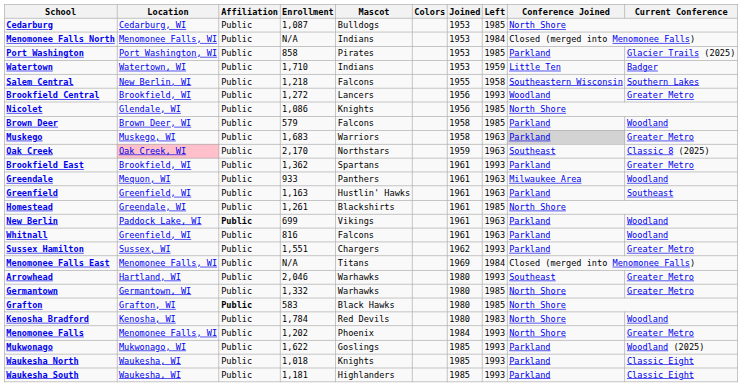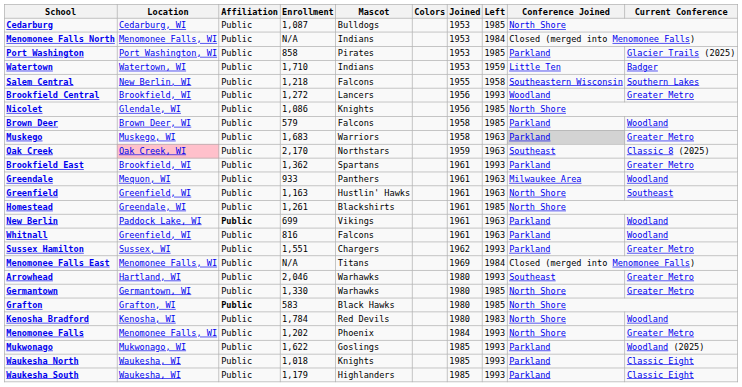(530, 193) Parkland -> (538, 193) North Shore
(295, 291) 1,332 -> (295, 291) 1,330
(295, 375) 1,181 -> (295, 375) 1,179
